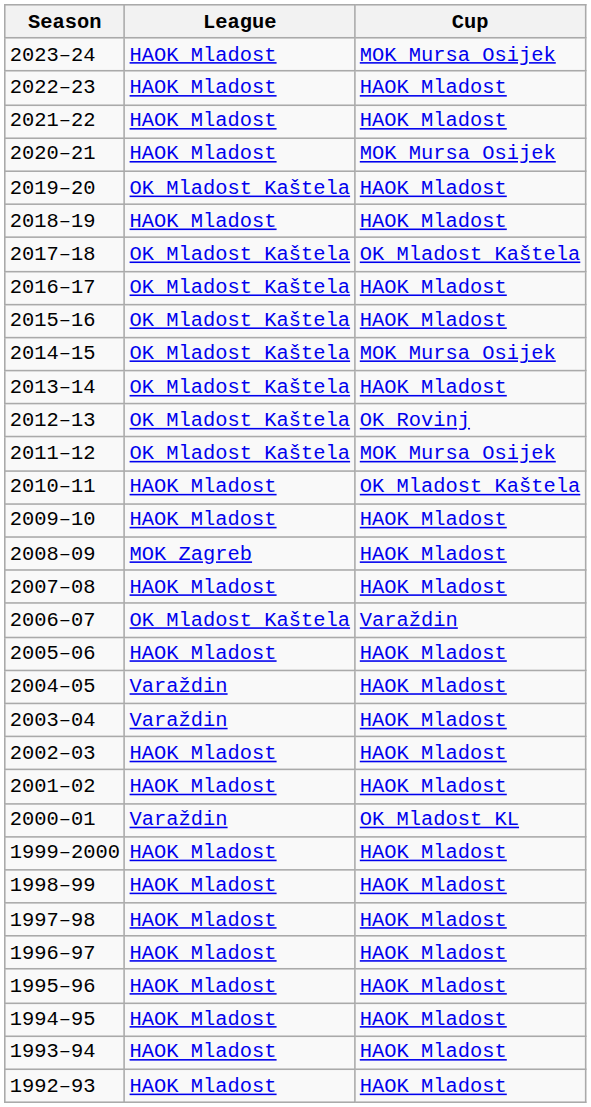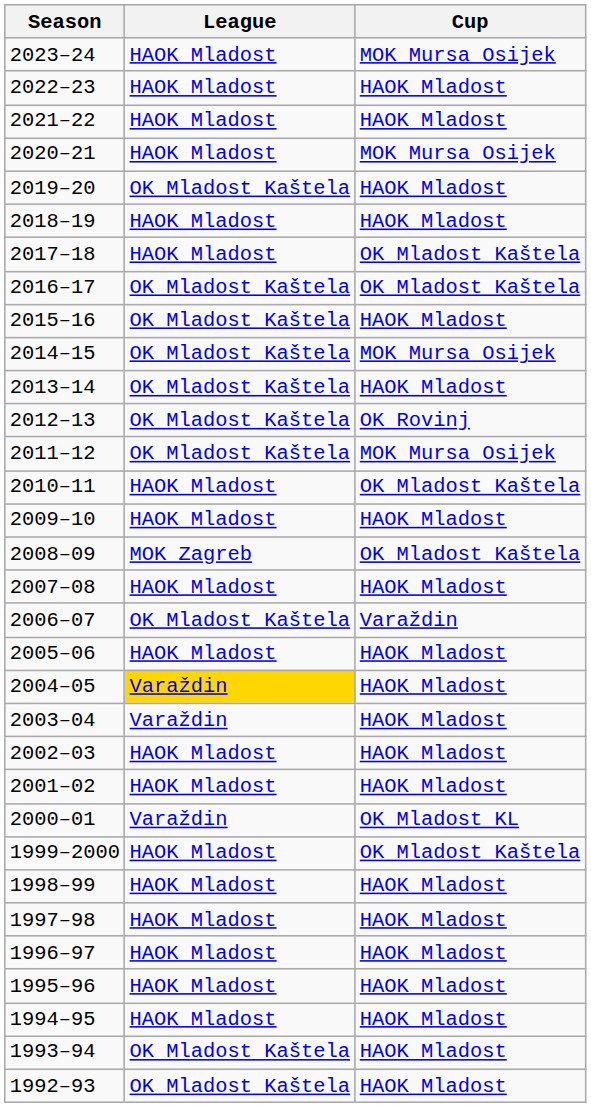(240, 254) OK Mladost Kaštela -> (203, 254) HAOK Mladost
(433, 288) HAOK Mladost -> (470, 288) OK Mladost Kaštela
(433, 554) HAOK Mladost -> (470, 554) OK Mladost Kaštela
(179, 687) no background -> (179, 687) gold background
(433, 853) HAOK Mladost -> (470, 853) OK Mladost Kaštela
(203, 1053) HAOK Mladost -> (240, 1053) OK Mladost Kaštela
(203, 1086) HAOK Mladost -> (240, 1086) OK Mladost Kaštela
